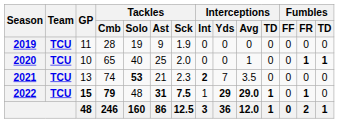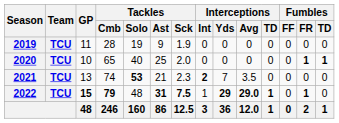(249, 61) 1 -> (249, 61) 0
